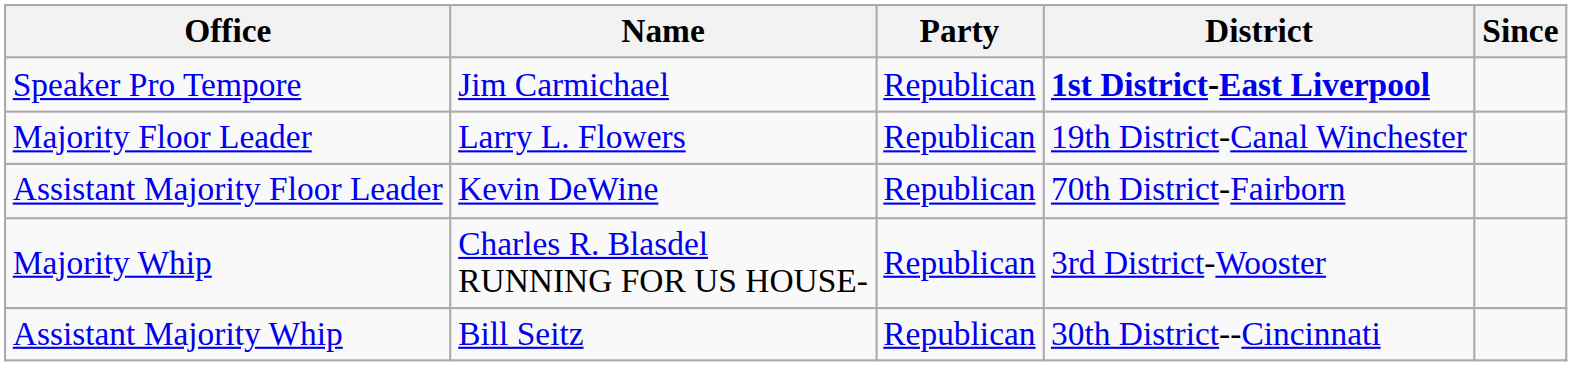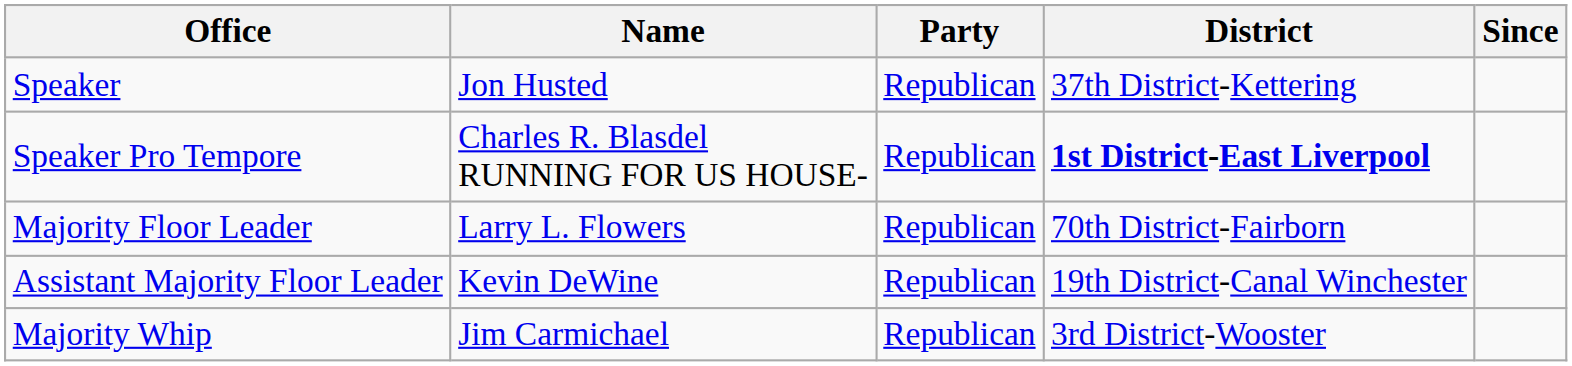+ row: (67, 84)
(564, 84) Jim Carmichael -> (663, 155) Charles R. Blasdel RUNNING FOR US HOUSE-
(1259, 137) 19th District-Canal Winchester -> (1198, 227) 70th District-Fairborn
(1198, 190) 70th District-Fairborn -> (1259, 280) 19th District-Canal Winchester
(663, 261) Charles R. Blasdel RUNNING FOR US HOUSE- -> (564, 333) Jim Carmichael
- row: (178, 333)
